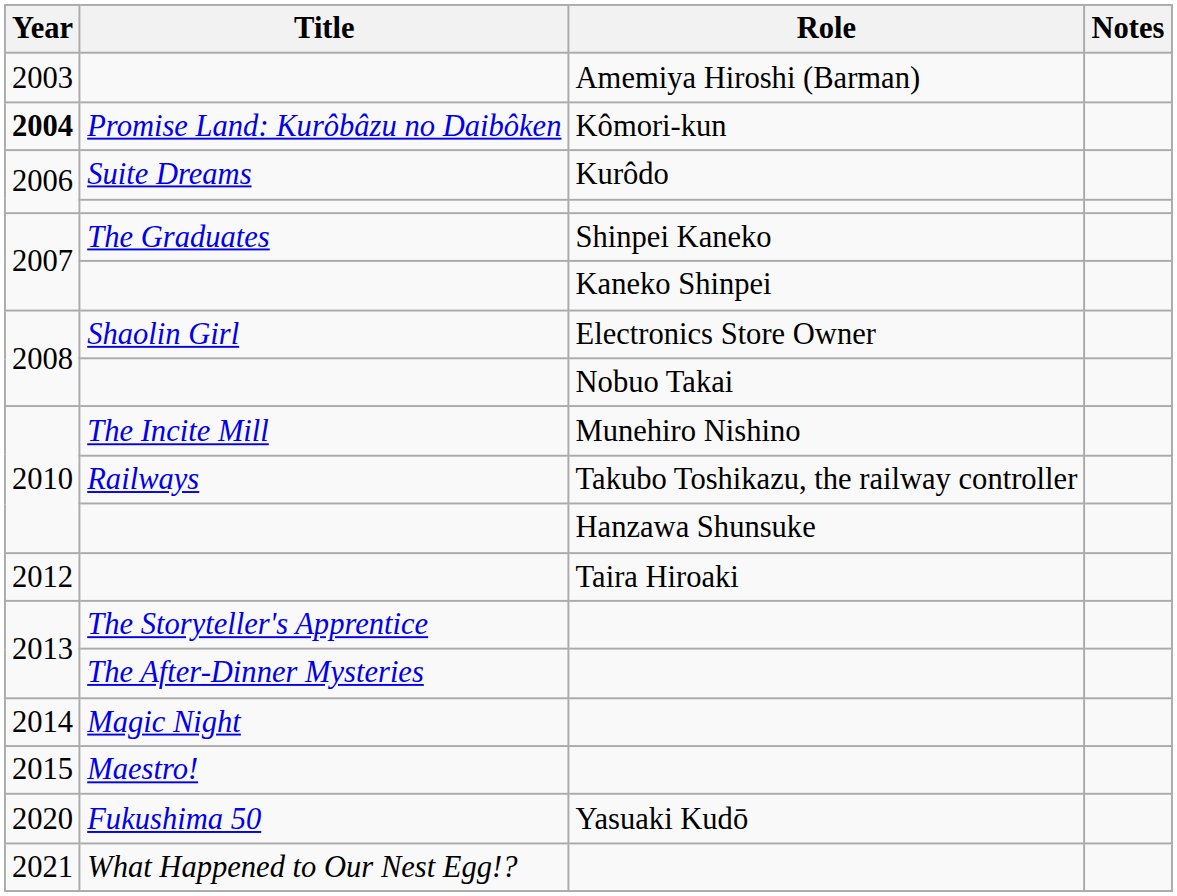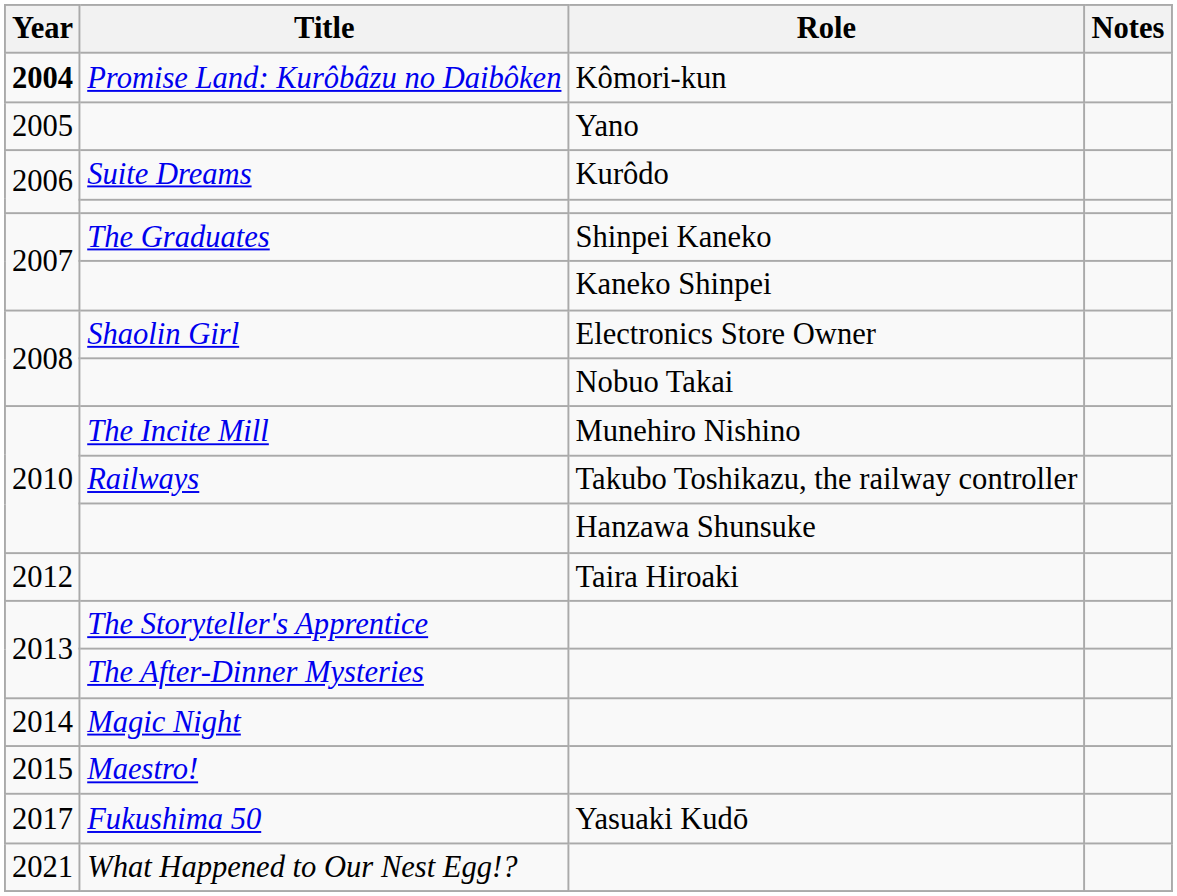- row: (324, 78)
+ row: (324, 126)
(43, 818) 2020 -> (43, 818) 2017
